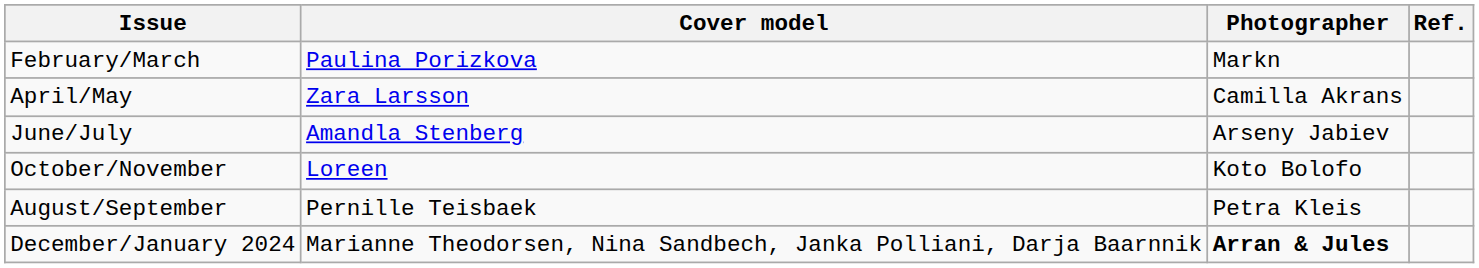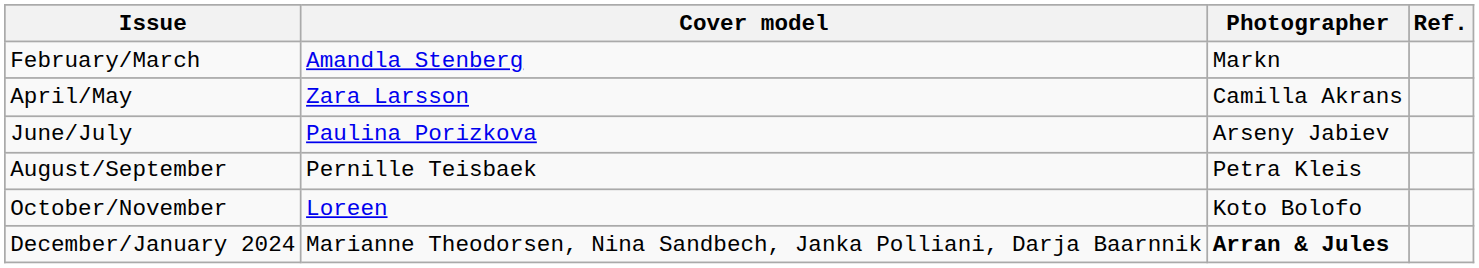(421, 60) Paulina Porizkova -> (415, 60) Amandla Stenberg
(415, 134) Amandla Stenberg -> (421, 134) Paulina Porizkova
rows swapped: (119, 208) <-> (119, 171)
